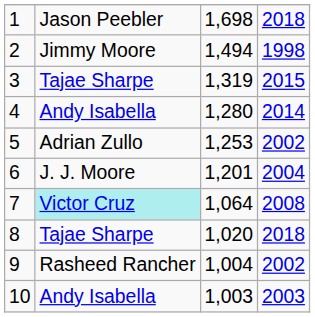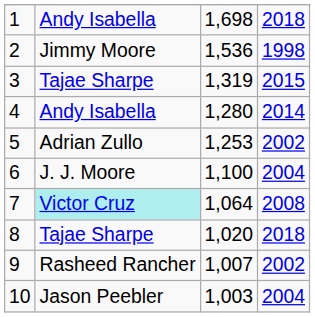(101, 19) Jason Peebler -> (98, 19) Andy Isabella
(229, 50) 1,494 -> (229, 50) 1,536
(229, 173) 1,201 -> (229, 173) 1,100
(229, 265) 1,004 -> (229, 265) 1,007
(98, 296) Andy Isabella -> (101, 296) Jason Peebler
(283, 296) 2003 -> (283, 296) 2004
